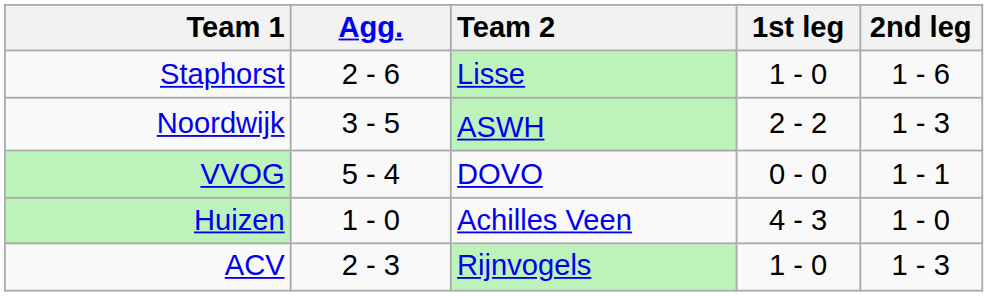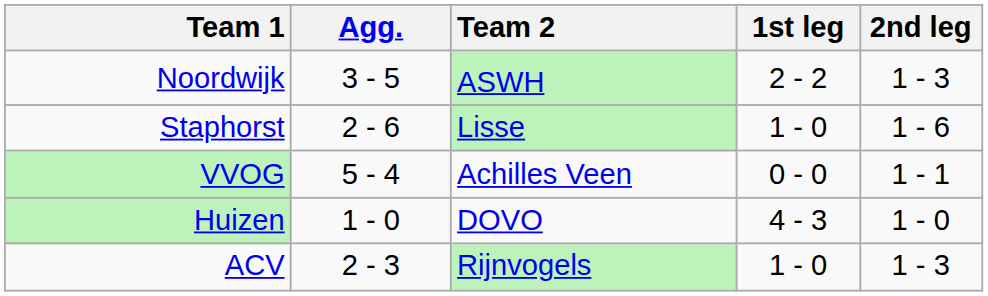rows swapped: (222, 73) <-> (221, 123)
(500, 174) DOVO -> (544, 174) Achilles Veen
(544, 220) Achilles Veen -> (500, 220) DOVO
